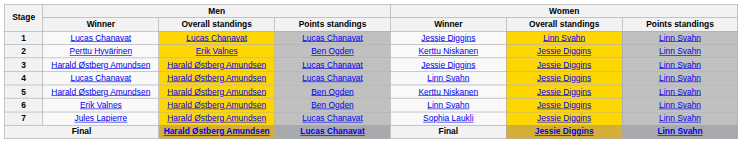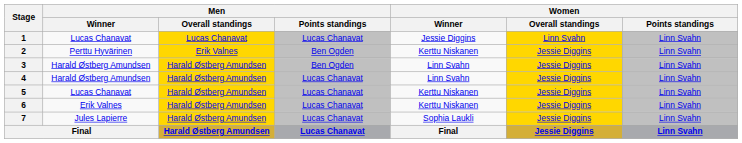(333, 65) Lucas Chanavat -> (332, 65) Ben Ogden
(448, 65) Jessie Diggins -> (448, 65) Linn Svahn
(101, 78) Lucas Chanavat -> (101, 78) Harald Østberg Amundsen
(101, 92) Harald Østberg Amundsen -> (101, 92) Lucas Chanavat
(332, 92) Ben Ogden -> (333, 92) Lucas Chanavat
(332, 105) Ben Ogden -> (333, 105) Lucas Chanavat
(448, 105) Linn Svahn -> (448, 105) Kerttu Niskanen
